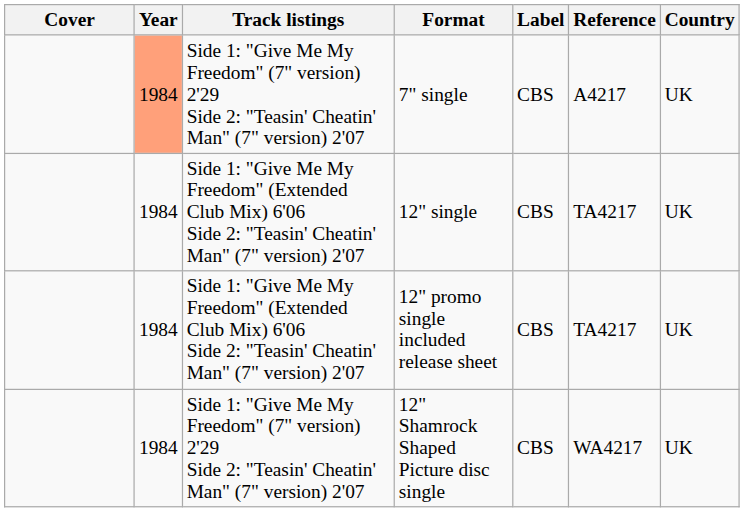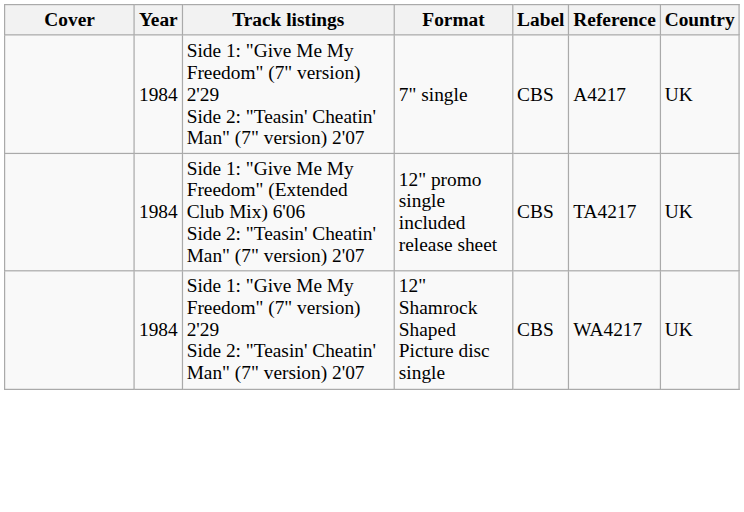(158, 94) lightsalmon background -> (158, 94) no background
- row: (438, 211)
